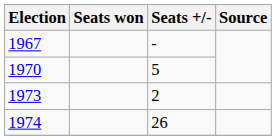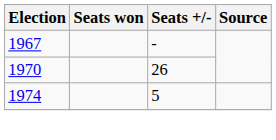(155, 69) 5 -> (159, 69) 26
- row: (25, 95)
(159, 122) 26 -> (155, 95) 5
